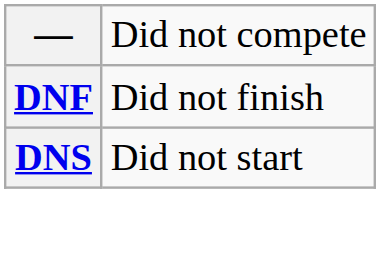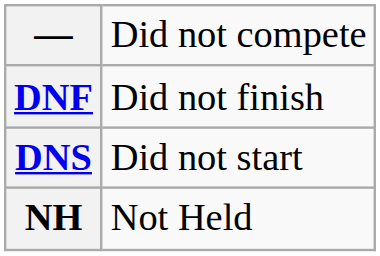+ row: (54, 217)
